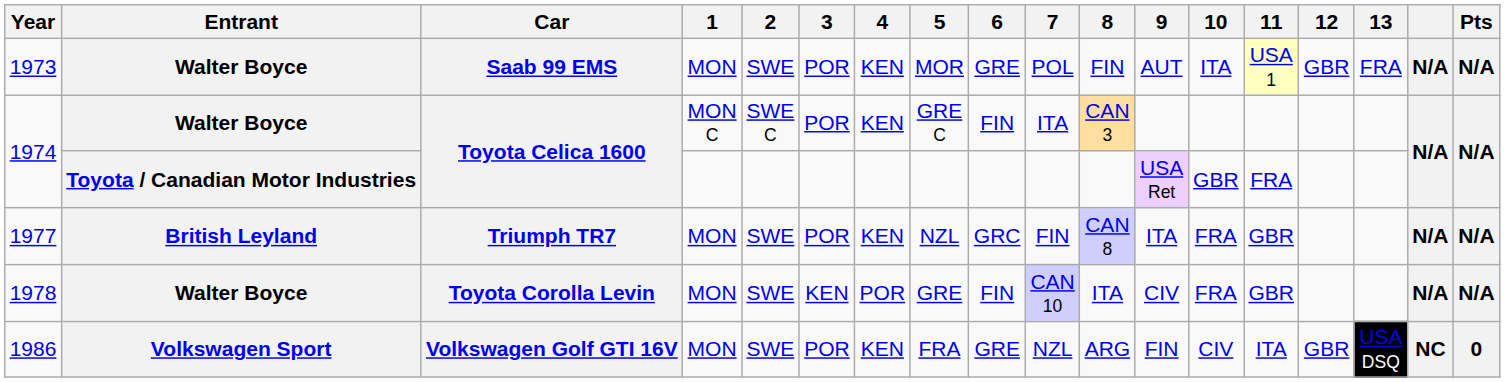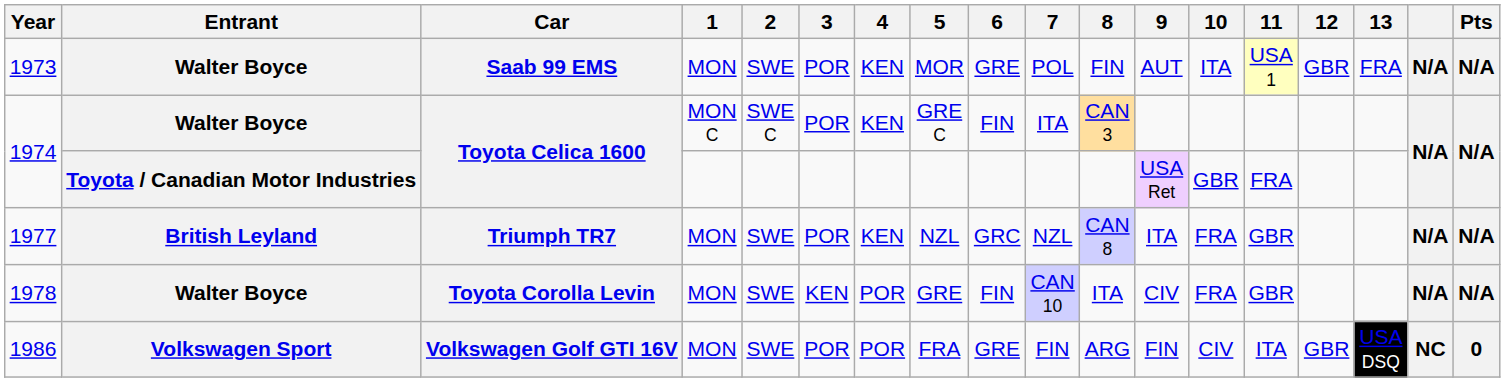(1053, 236) FIN -> (1053, 236) NZL
(882, 349) KEN -> (882, 349) POR
(1053, 349) NZL -> (1053, 349) FIN
